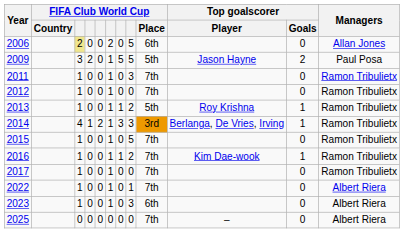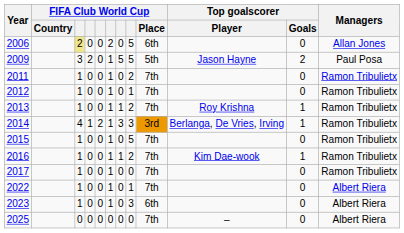(131, 76) 3 -> (131, 76) 2
(131, 92) 0 -> (131, 92) 1
(152, 108) 5th -> (152, 108) 7th
